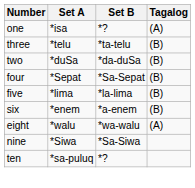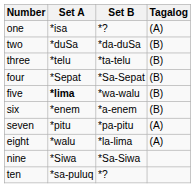rows swapped: (15, 61) <-> (18, 45)
(61, 93) normal -> (62, 93) bold
(115, 93) *la-lima -> (119, 93) *wa-walu
+ row: (20, 126)
(119, 126) *wa-walu -> (115, 142) *la-lima
